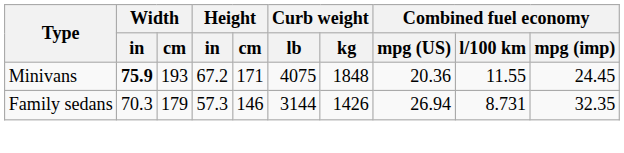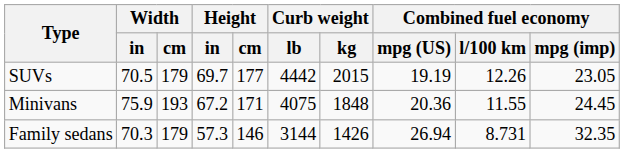+ row: (30, 76)
(137, 76) bold -> (137, 104) normal
